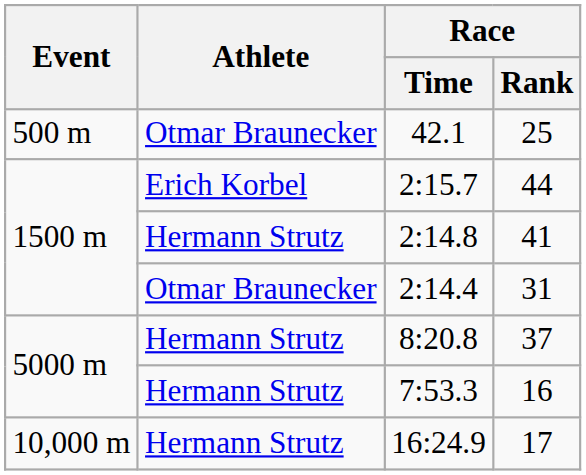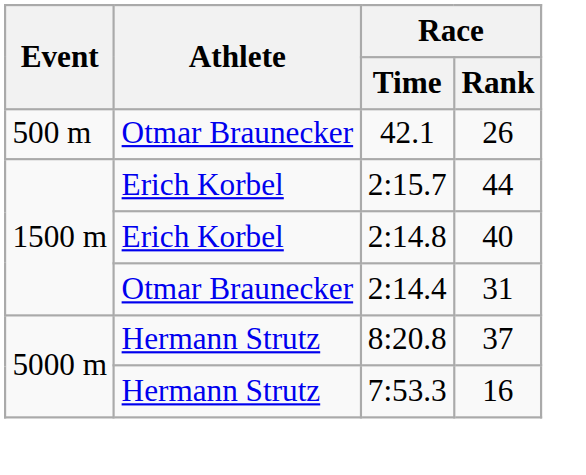(537, 133) 25 -> (498, 133) 26
(244, 236) Hermann Strutz -> (203, 236) Erich Korbel
(537, 236) 41 -> (498, 236) 40
- row: (438, 442)
